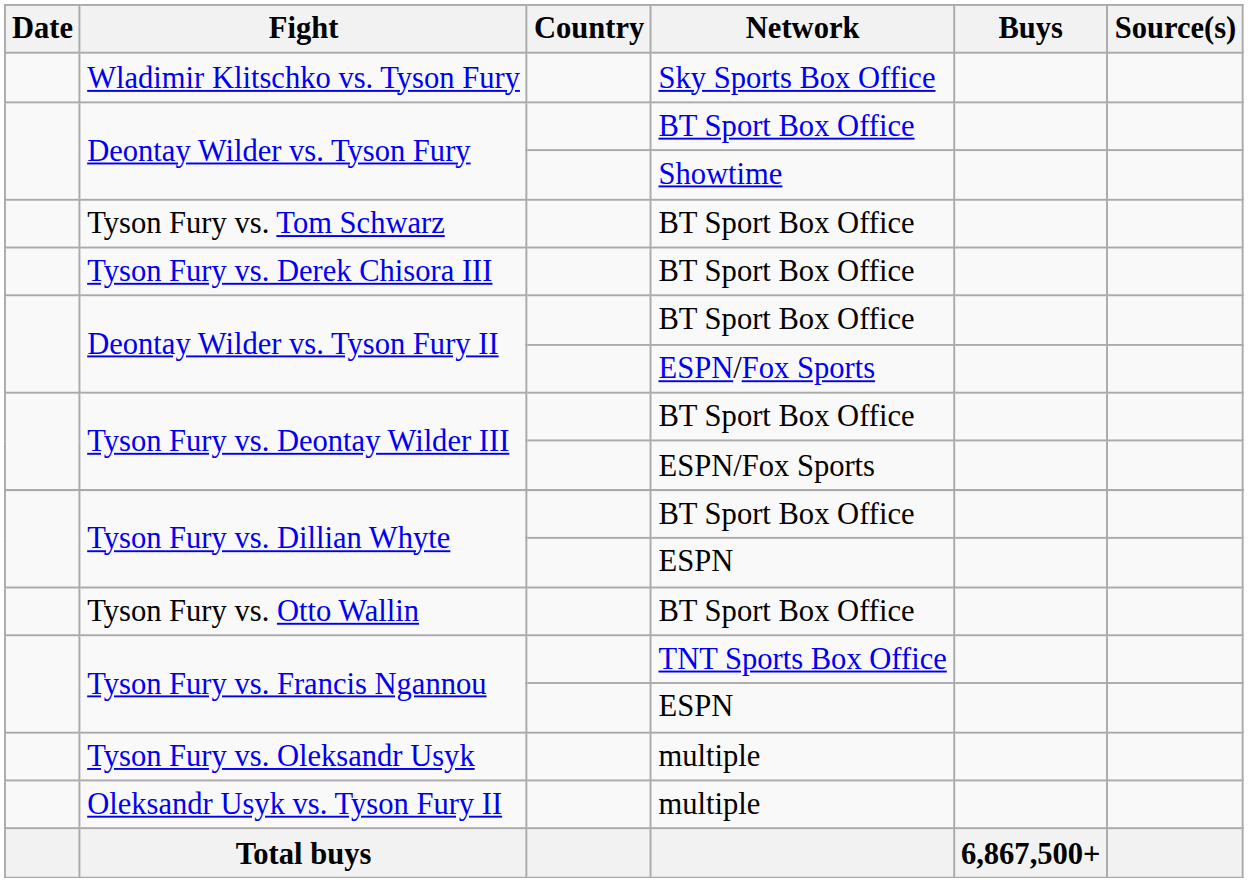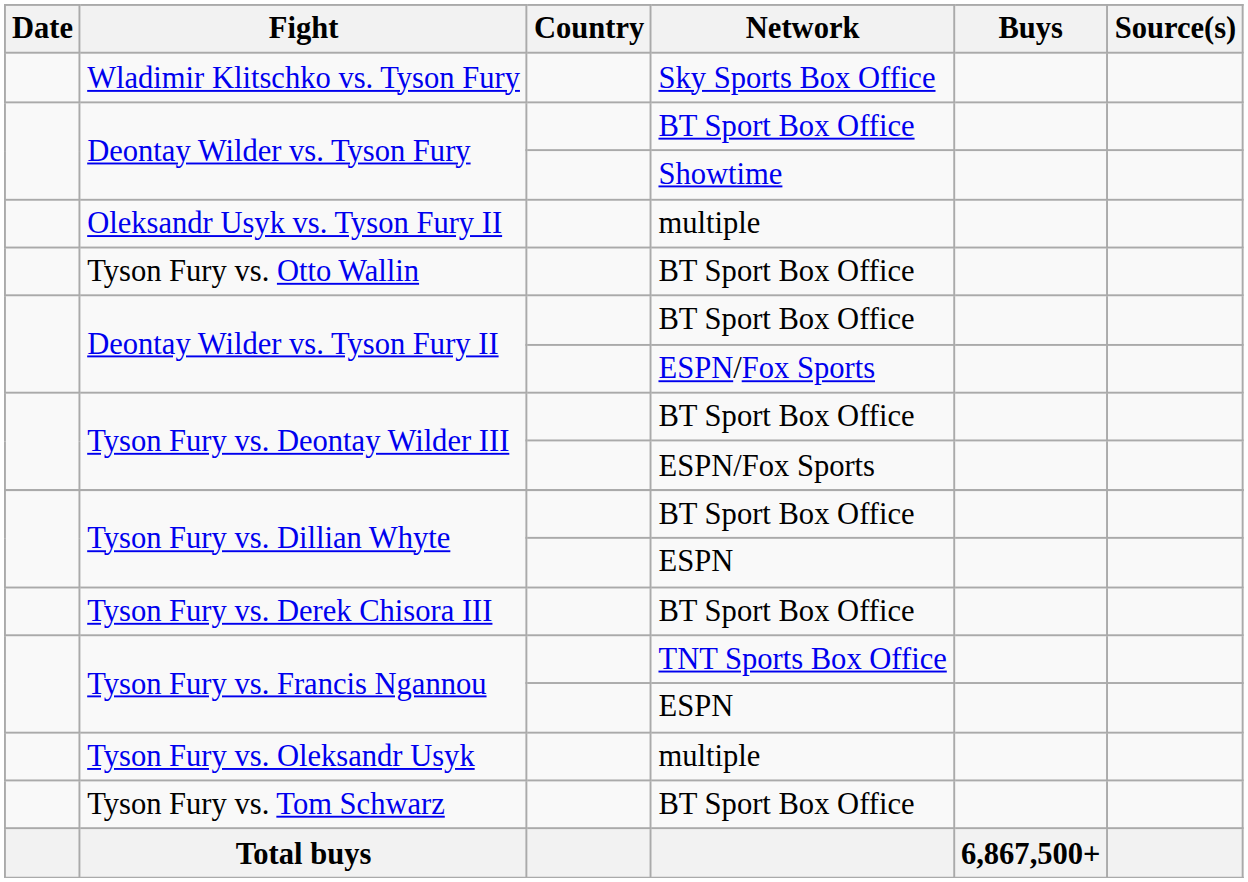rows swapped: (266, 222) <-> (295, 804)
rows swapped: (253, 610) <-> (290, 271)
